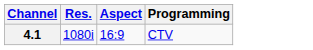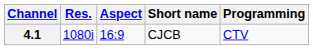+ column: (183, 14)
